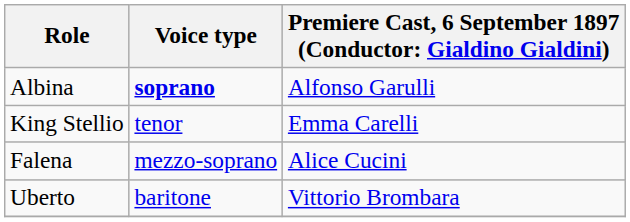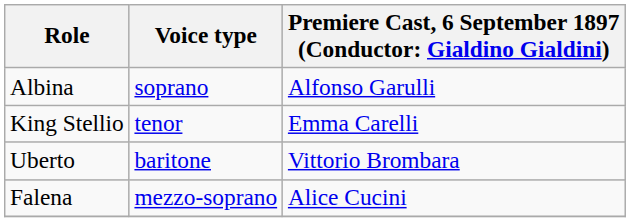(175, 86) bold -> (171, 86) normal
rows swapped: (43, 197) <-> (41, 160)
